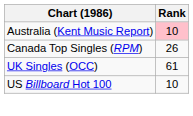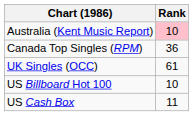(172, 48) 26 -> (172, 48) 36
+ row: (41, 102)
